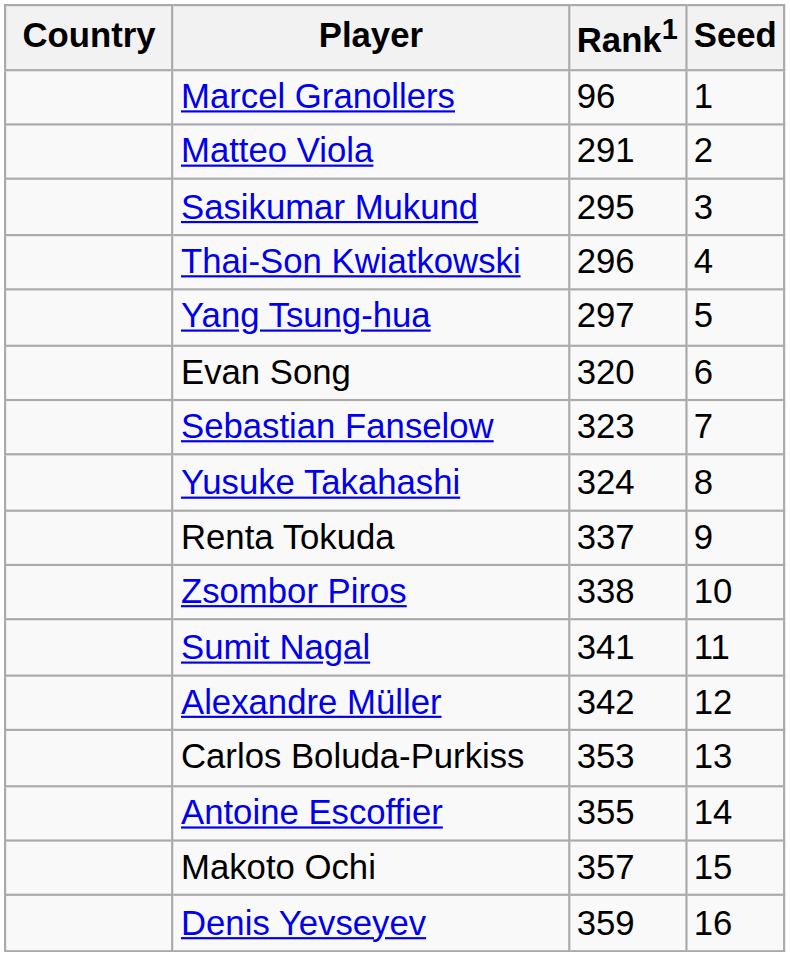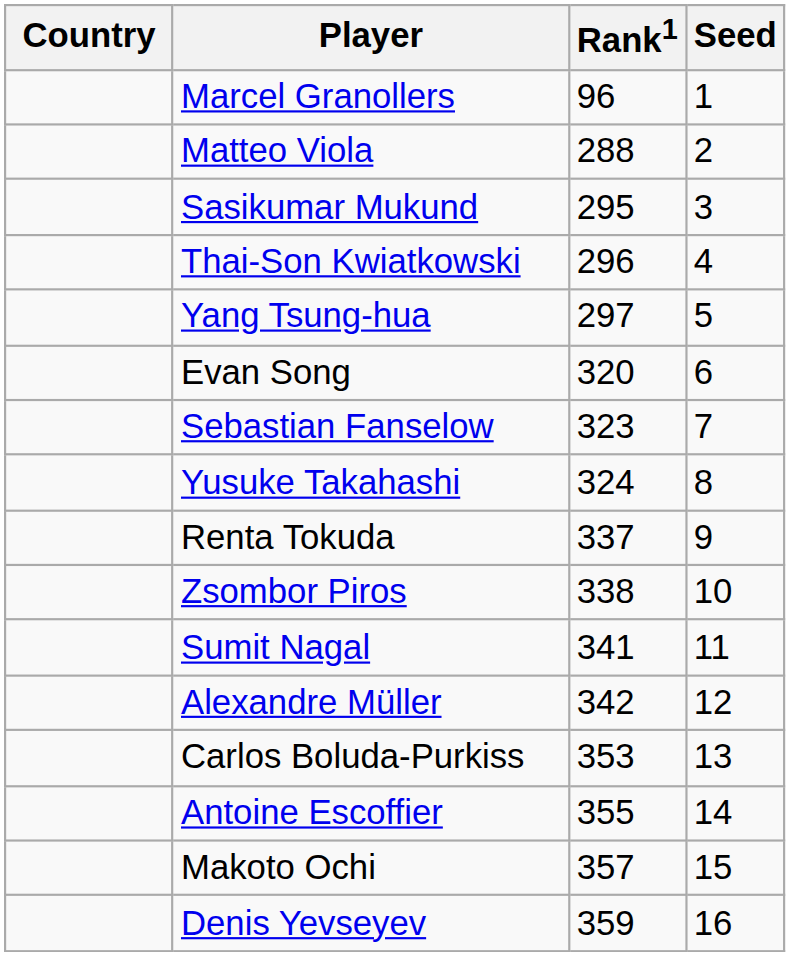(606, 151) 291 -> (606, 151) 288
